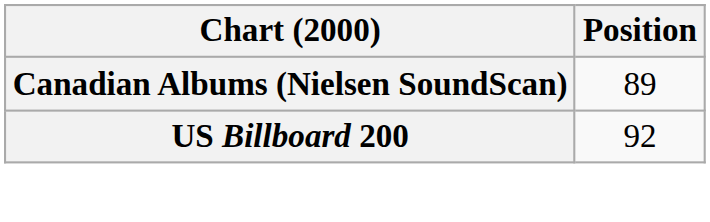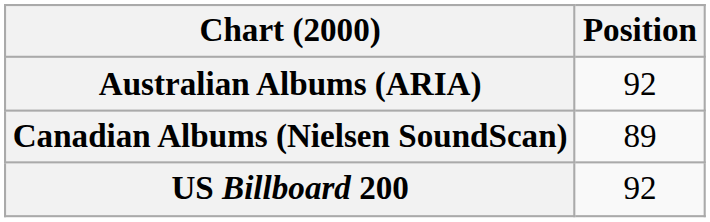+ row: (290, 83)
